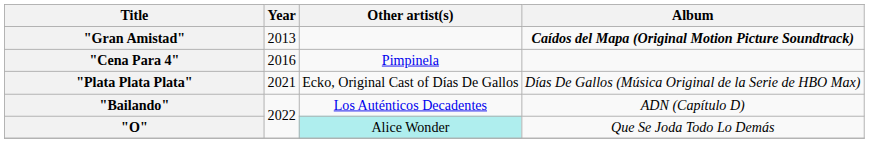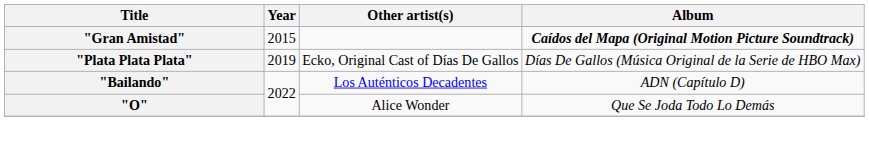(282, 37) 2013 -> (282, 37) 2015
- row: (134, 60)
(282, 82) 2021 -> (282, 60) 2019
(410, 127) paleturquoise background -> (410, 104) no background
